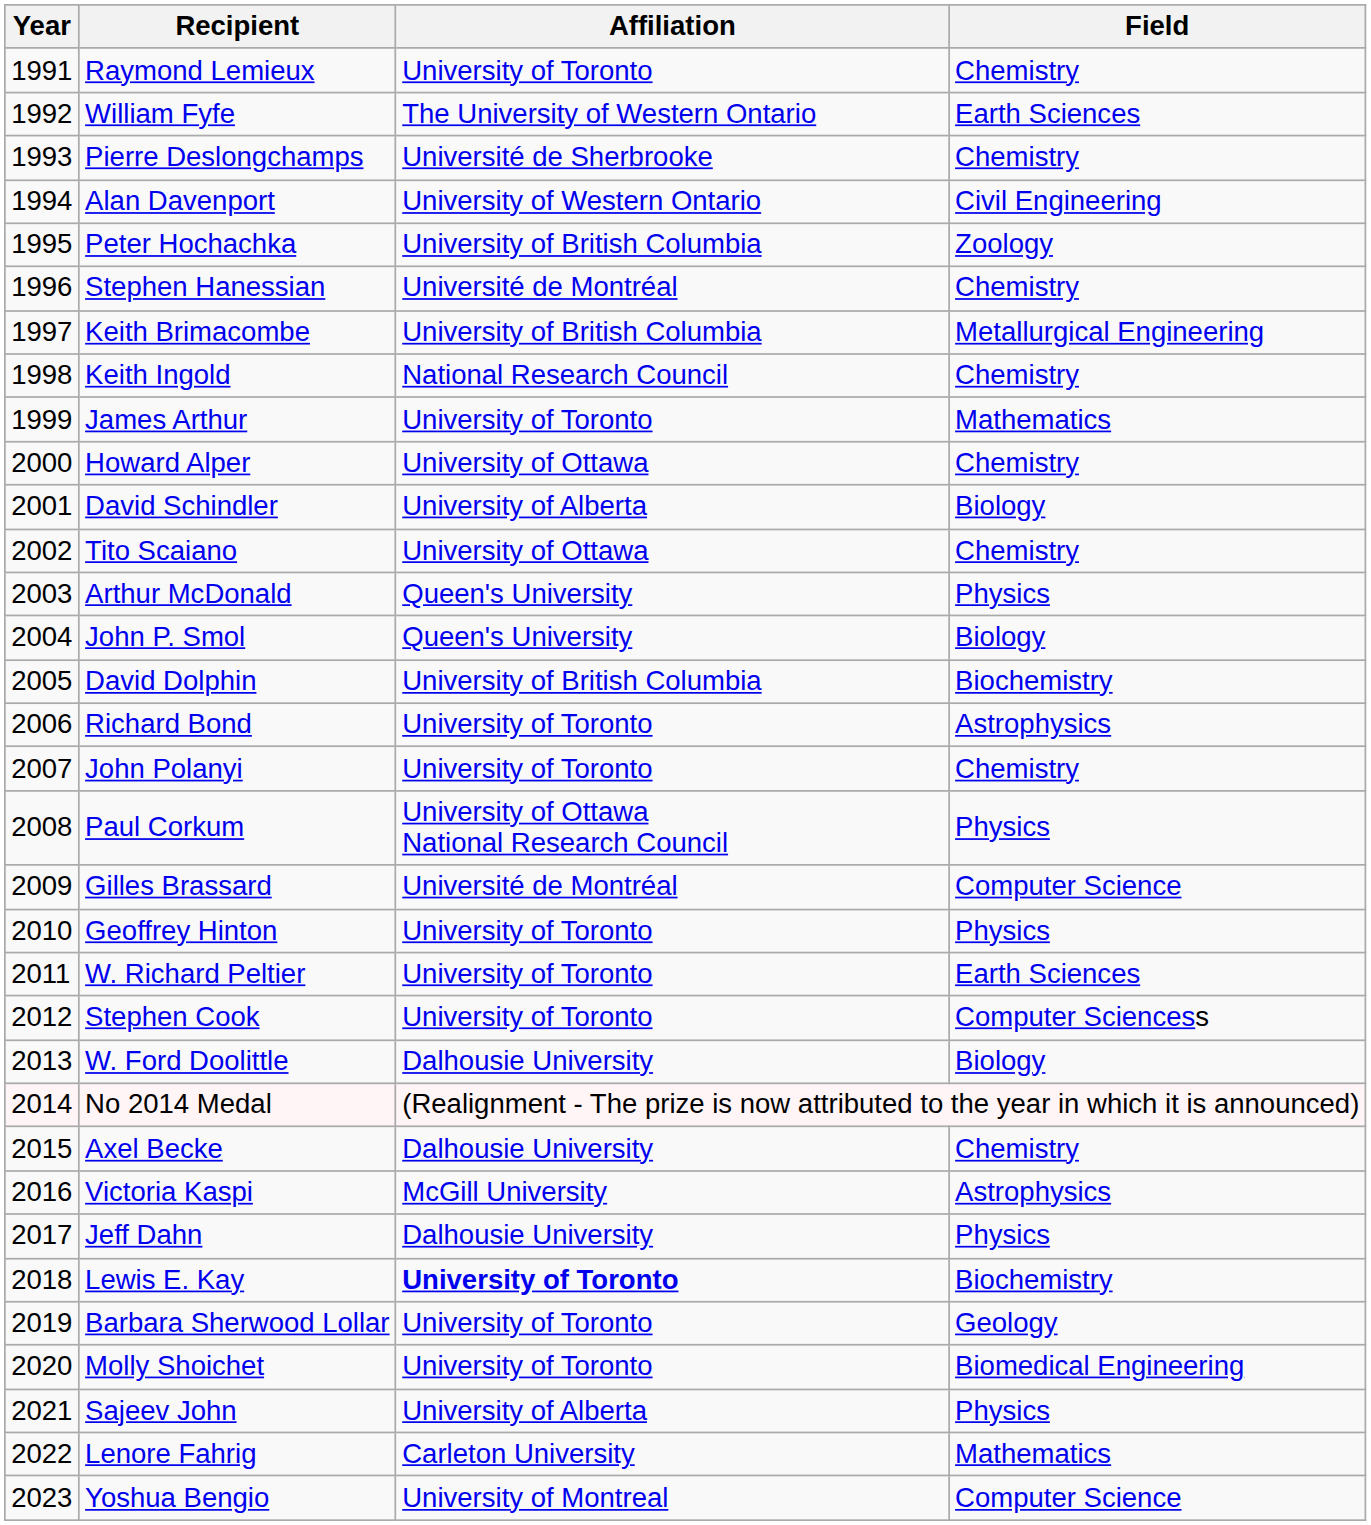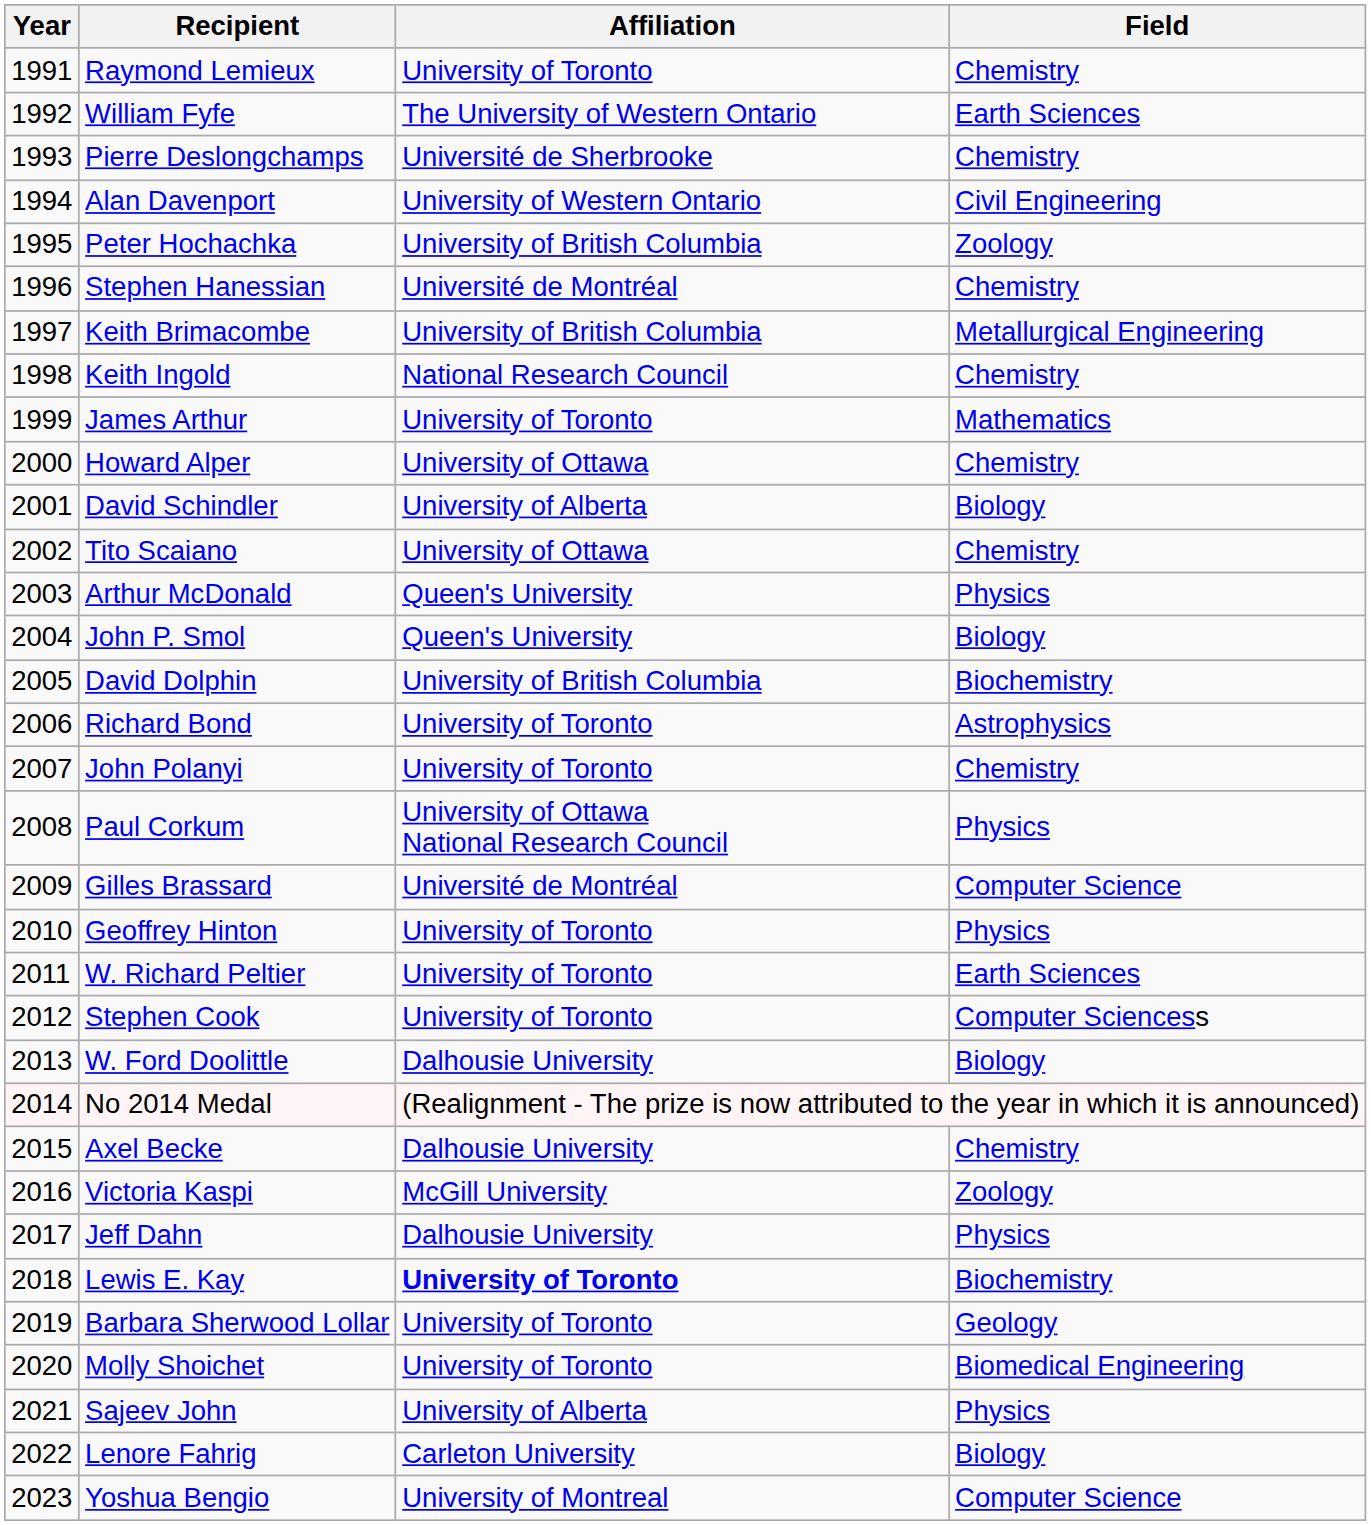(1033, 1192) Astrophysics -> (1004, 1192) Zoology
(1033, 1453) Mathematics -> (1000, 1453) Biology
